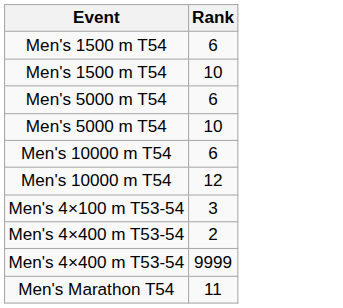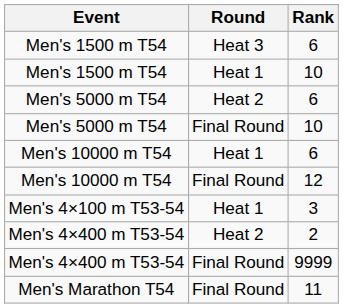+ column: (238, 18)
